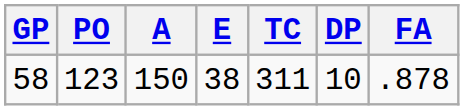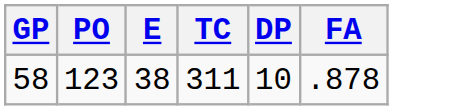- column: (161, 30)
